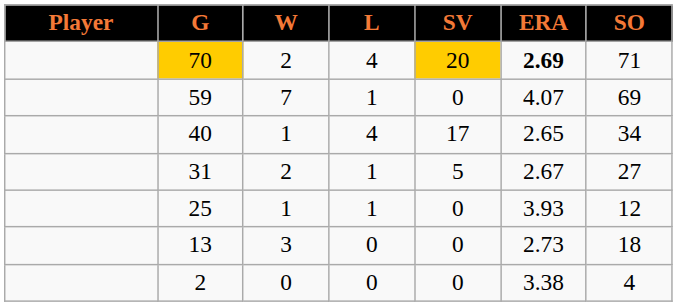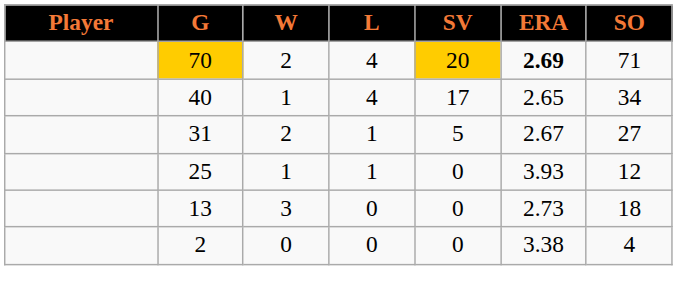- row: (200, 97)
